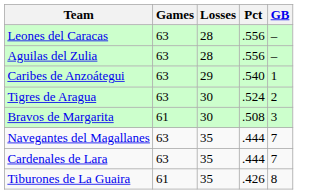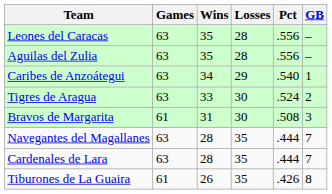+ column: (214, 14)
